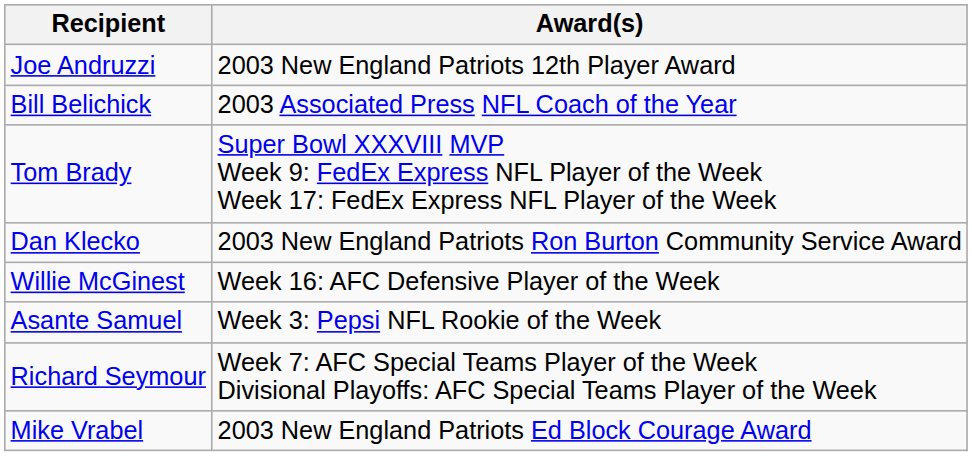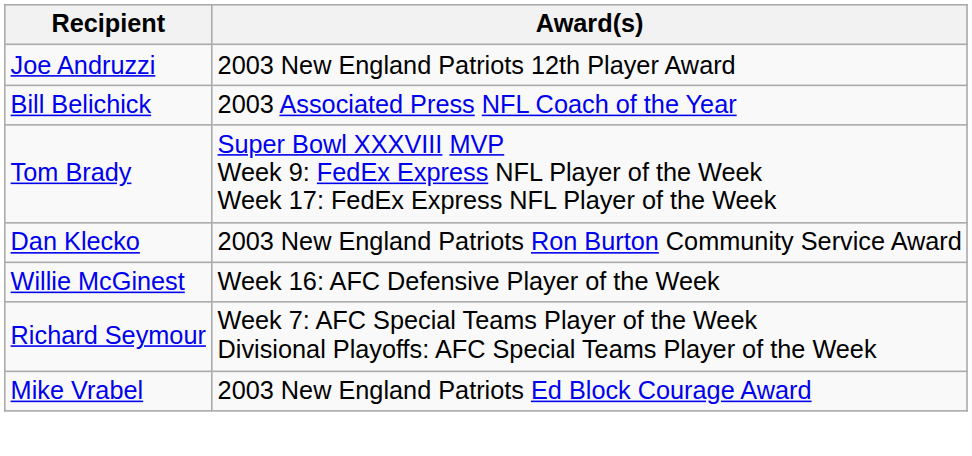- row: (96, 321)
